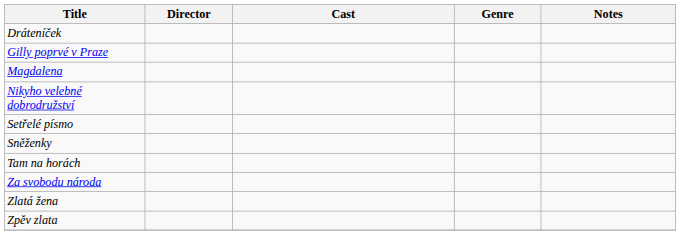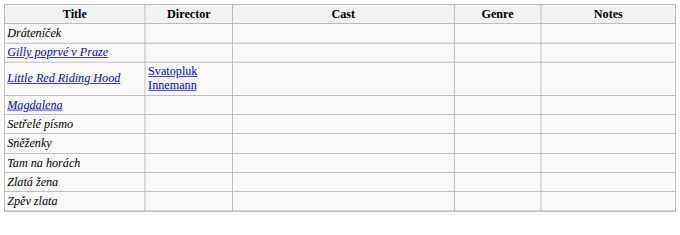+ row: (64, 78)
- row: (44, 98)
- row: (54, 182)
